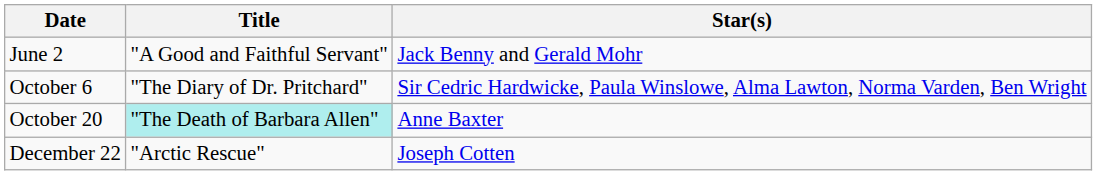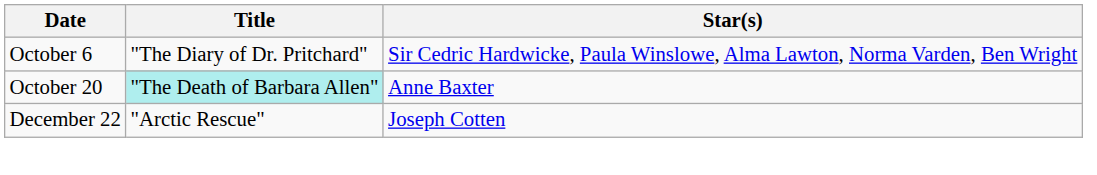- row: (36, 53)
